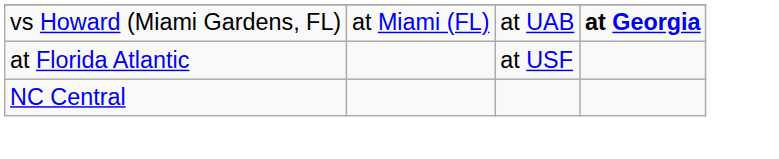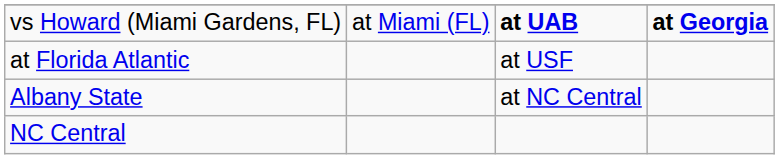(537, 23) normal -> (539, 23) bold
+ row: (76, 97)
